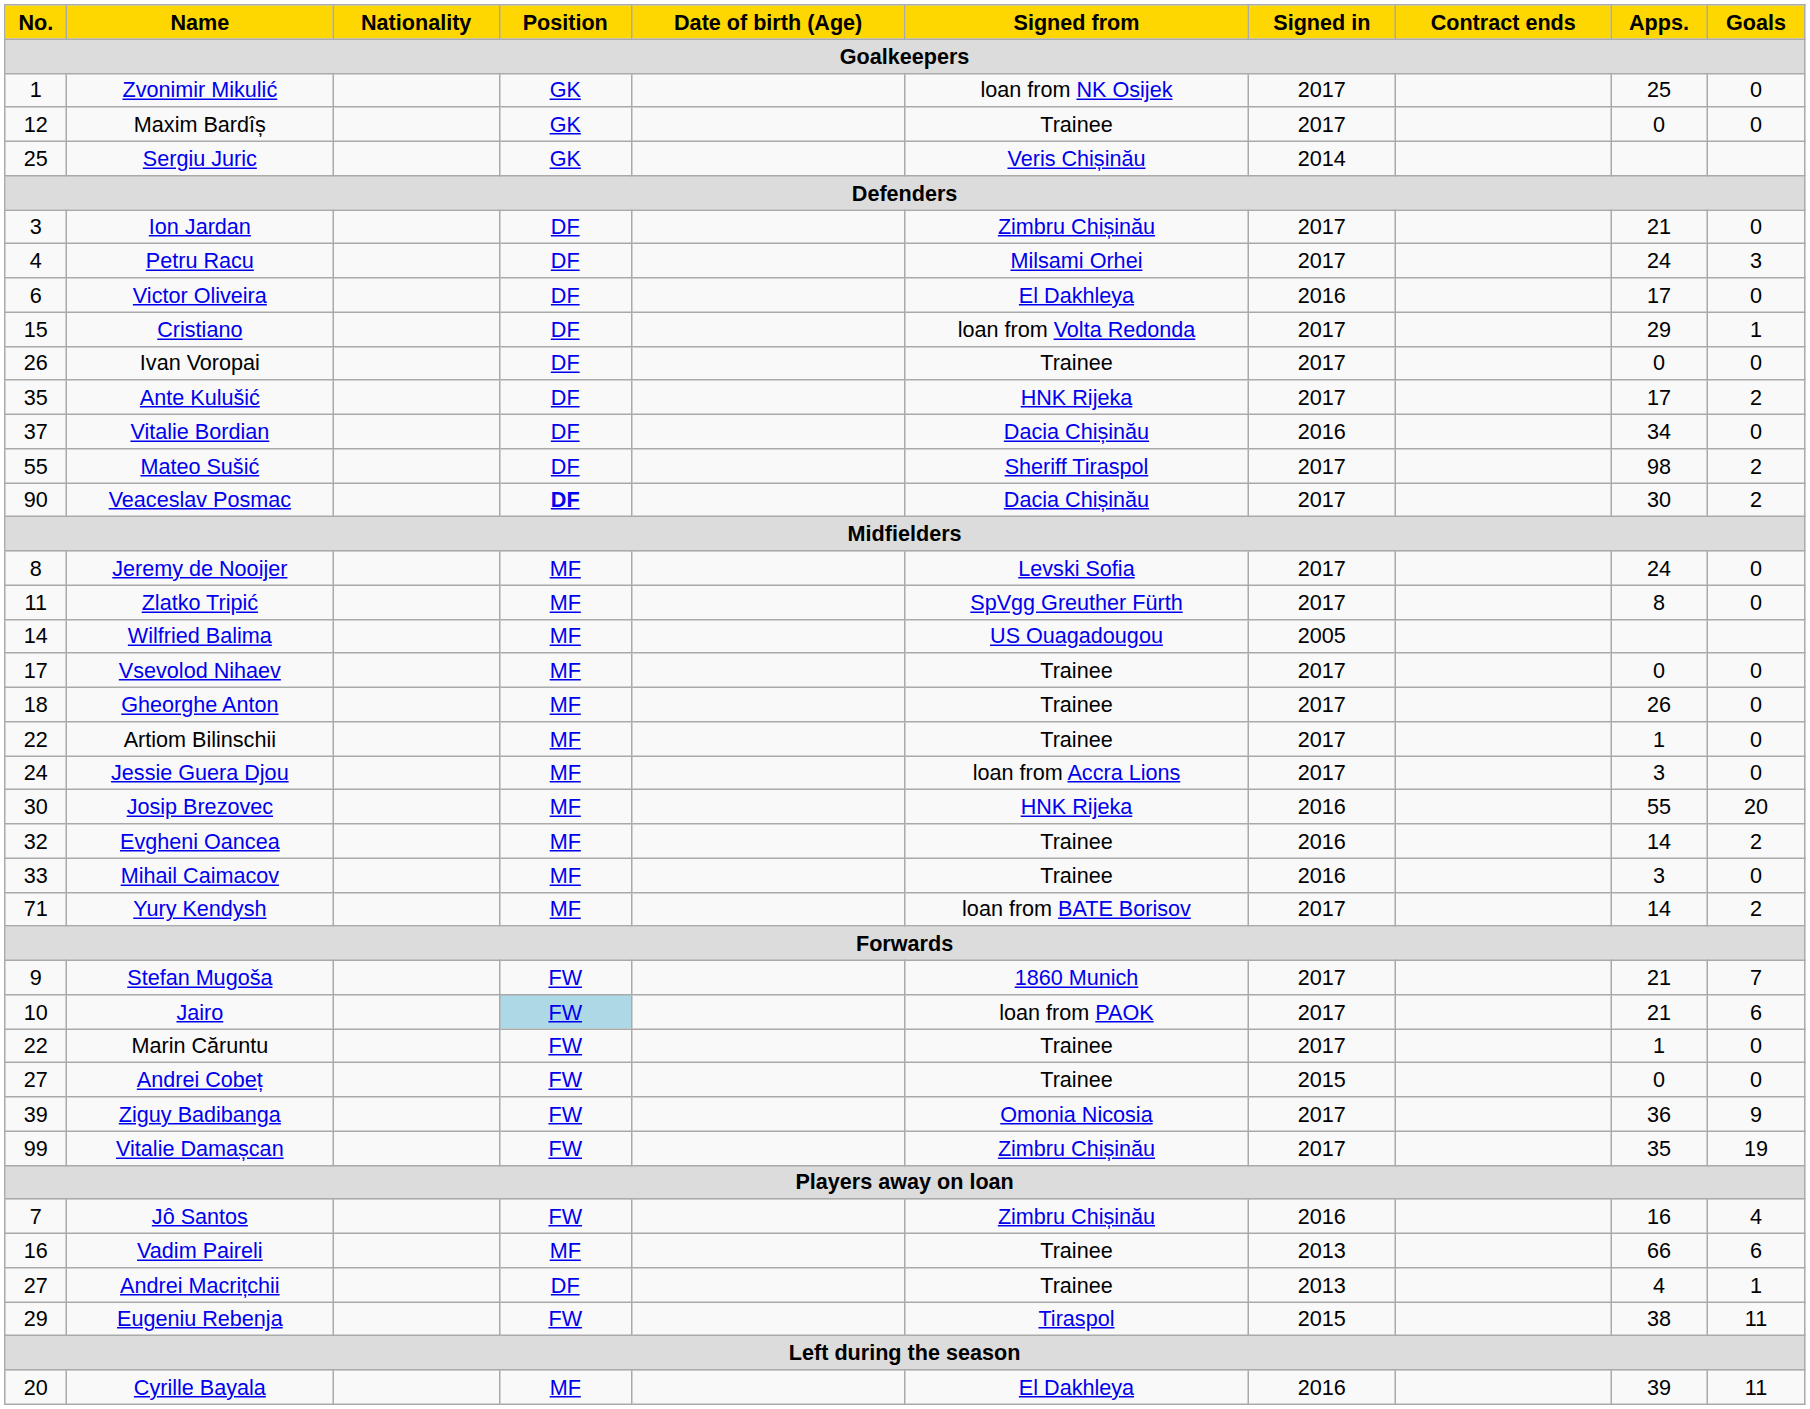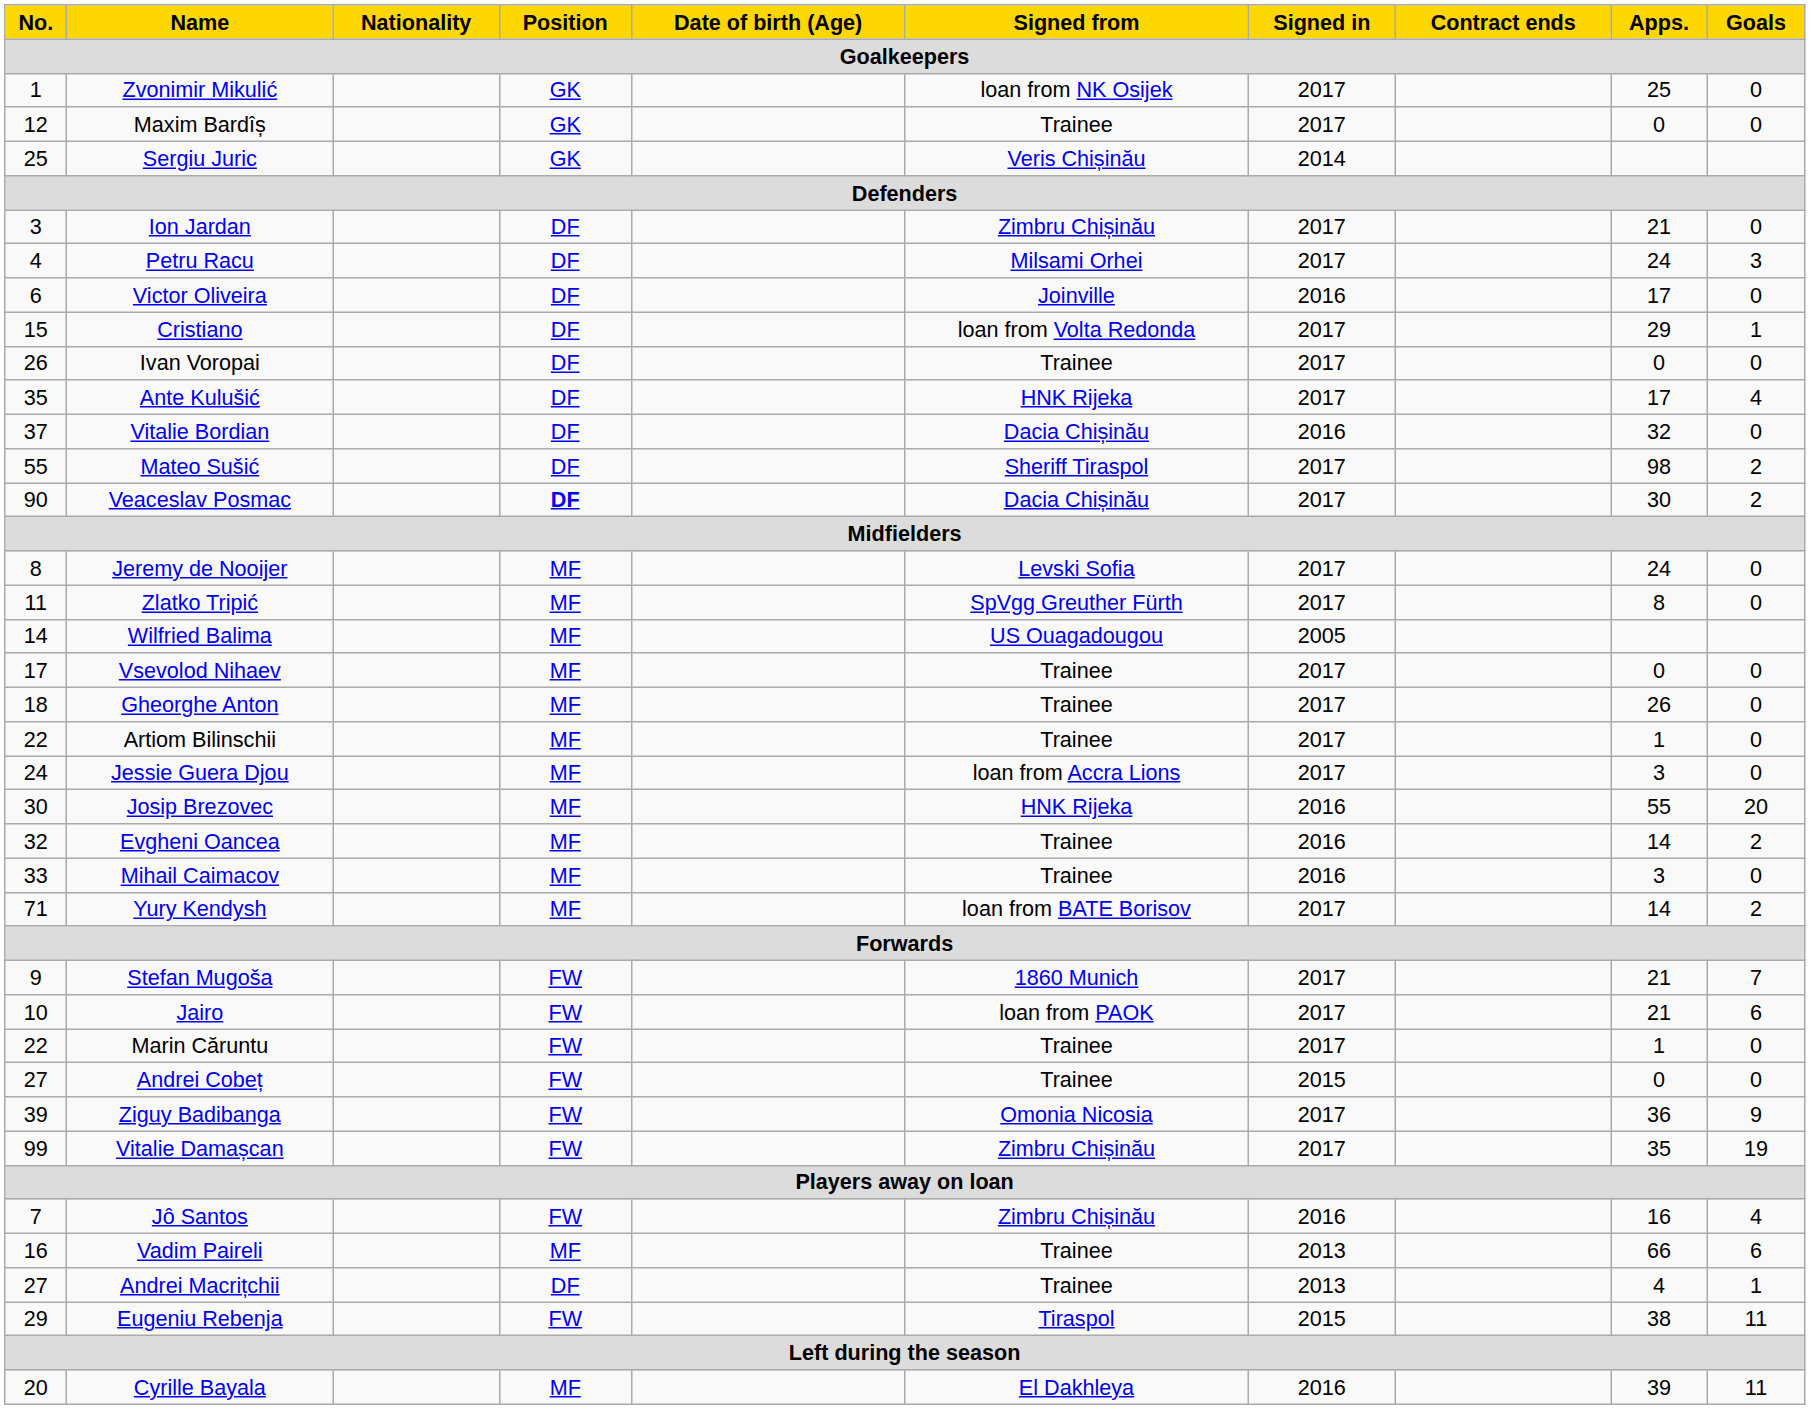(1076, 295) El Dakhleya -> (1076, 295) Joinville
(1756, 398) 2 -> (1756, 398) 4
(1659, 432) 34 -> (1659, 432) 32
(565, 1012) lightblue background -> (565, 1012) no background
